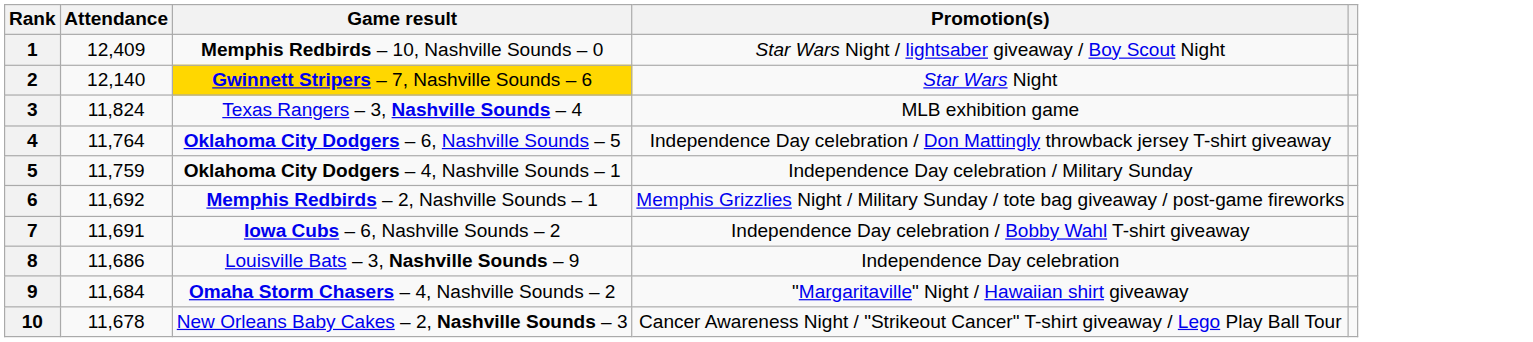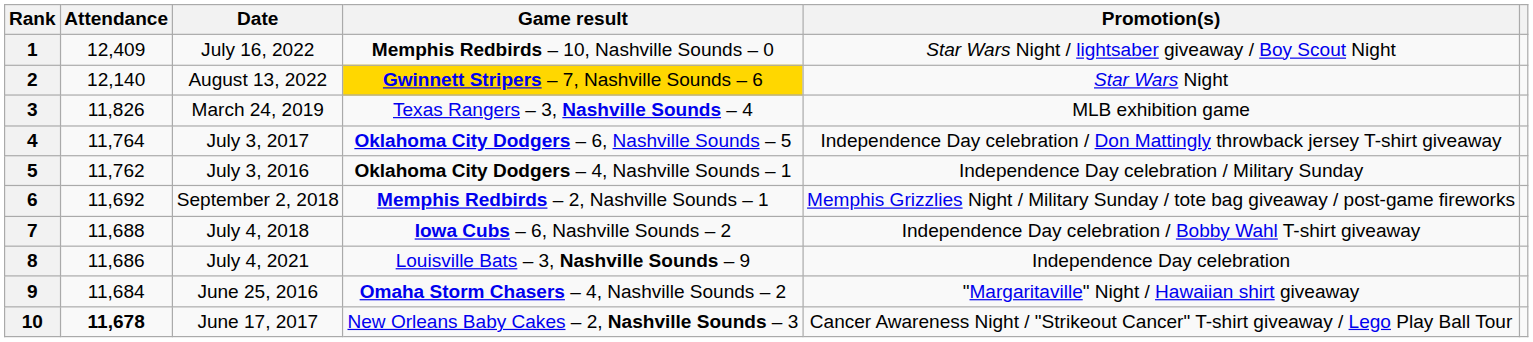+ column: (258, 19)
(116, 110) 11,824 -> (116, 110) 11,826
(116, 170) 11,759 -> (116, 170) 11,762
(116, 230) 11,691 -> (116, 230) 11,688
(116, 321) normal -> (116, 321) bold
